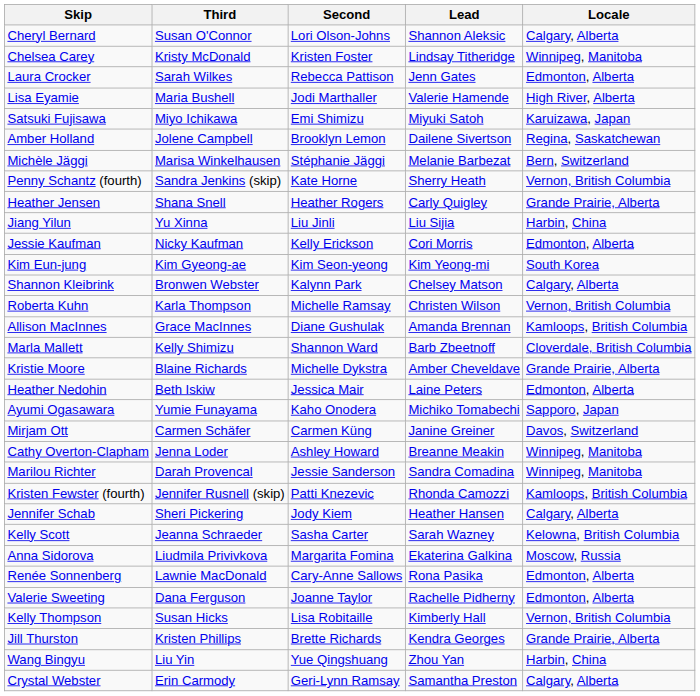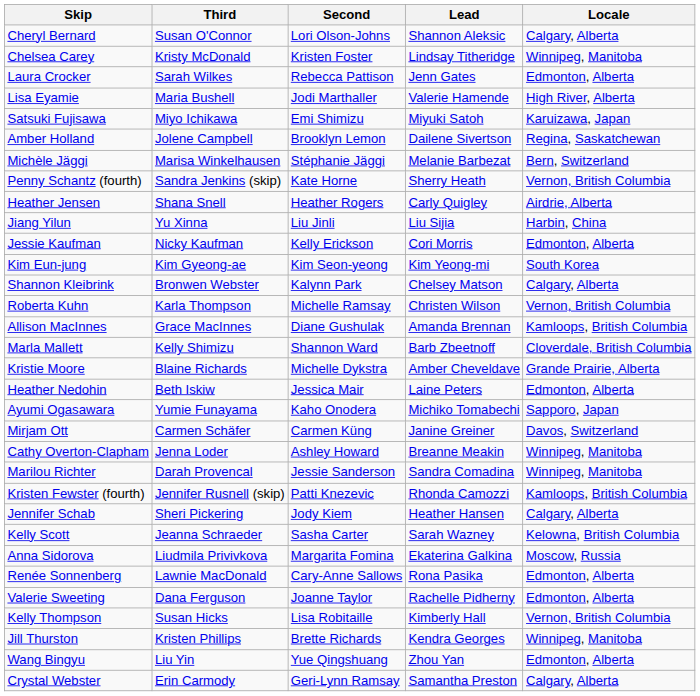(593, 202) Grande Prairie, Alberta -> (569, 202) Airdrie, Alberta
(593, 639) Grande Prairie, Alberta -> (584, 639) Winnipeg, Manitoba
(566, 659) Harbin, China -> (580, 659) Edmonton, Alberta
